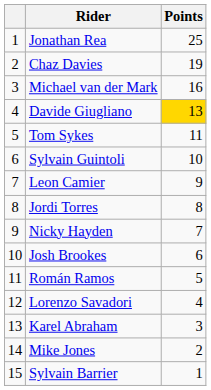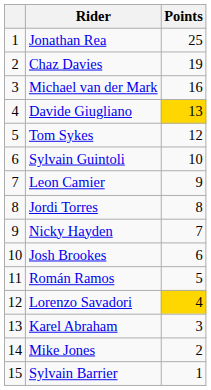(196, 135) 11 -> (196, 135) 12
(199, 302) no background -> (199, 302) gold background
